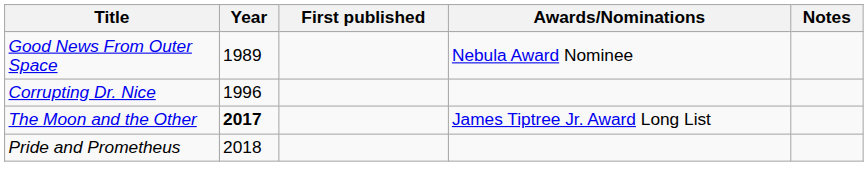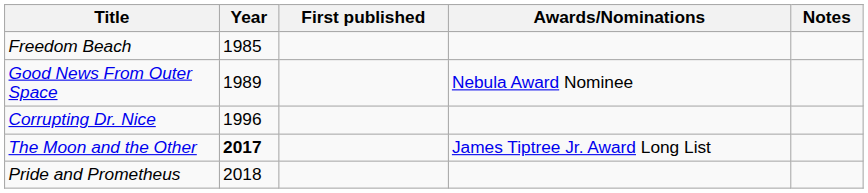+ row: (70, 45)
